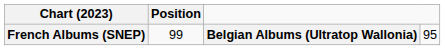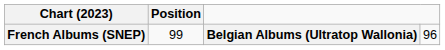(430, 34) 95 -> (430, 34) 96
